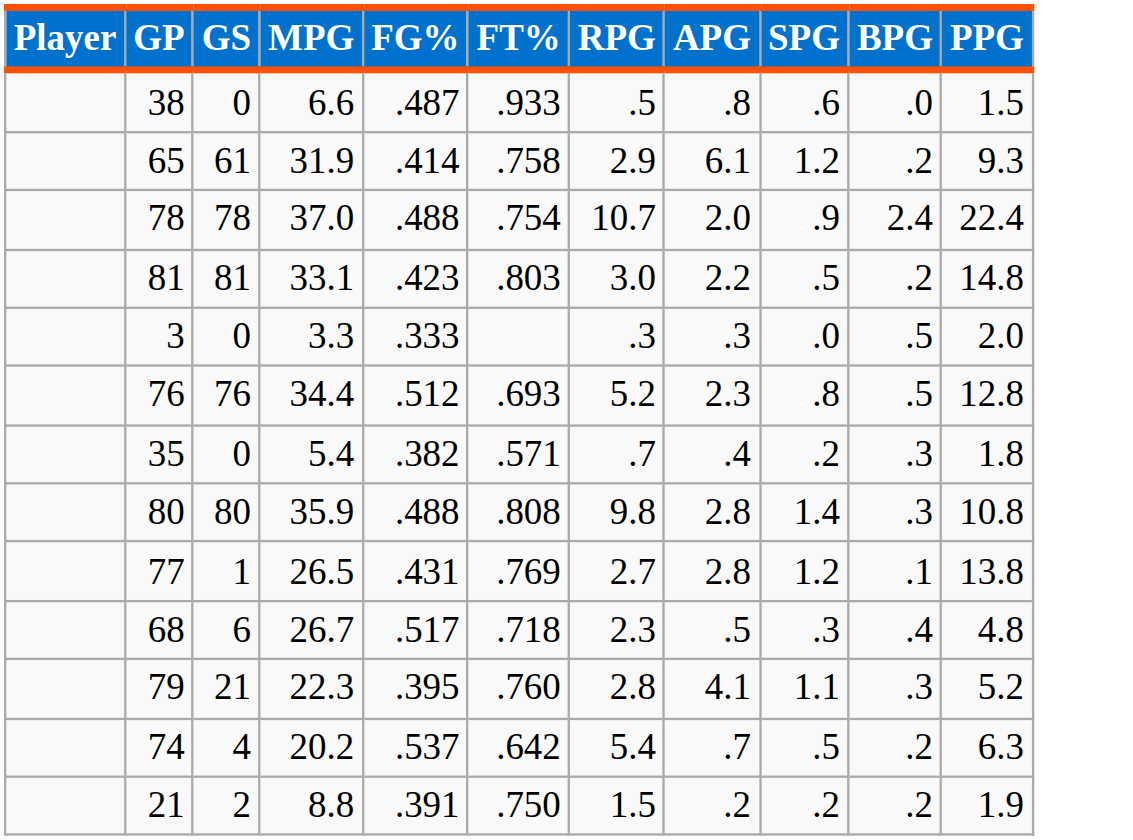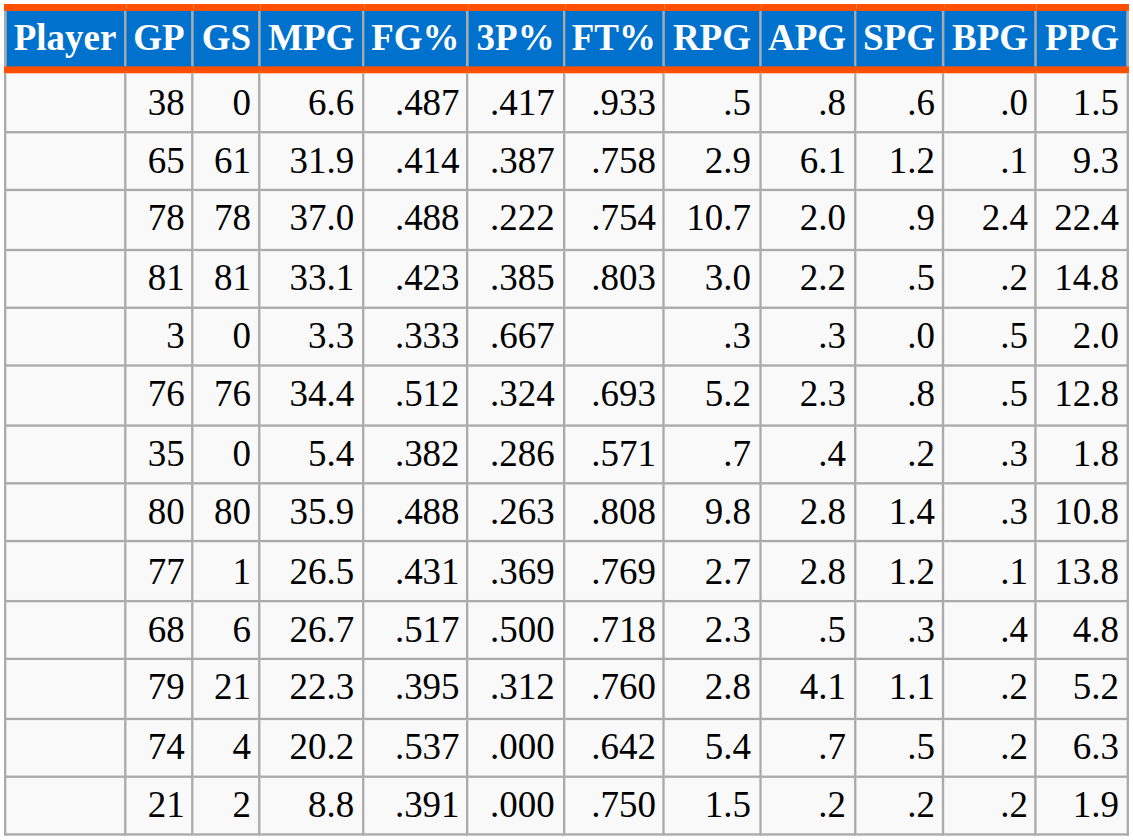+ column: (516, 38)
(919, 160) .2 -> (1014, 160) .1
(919, 687) .3 -> (1014, 687) .2
